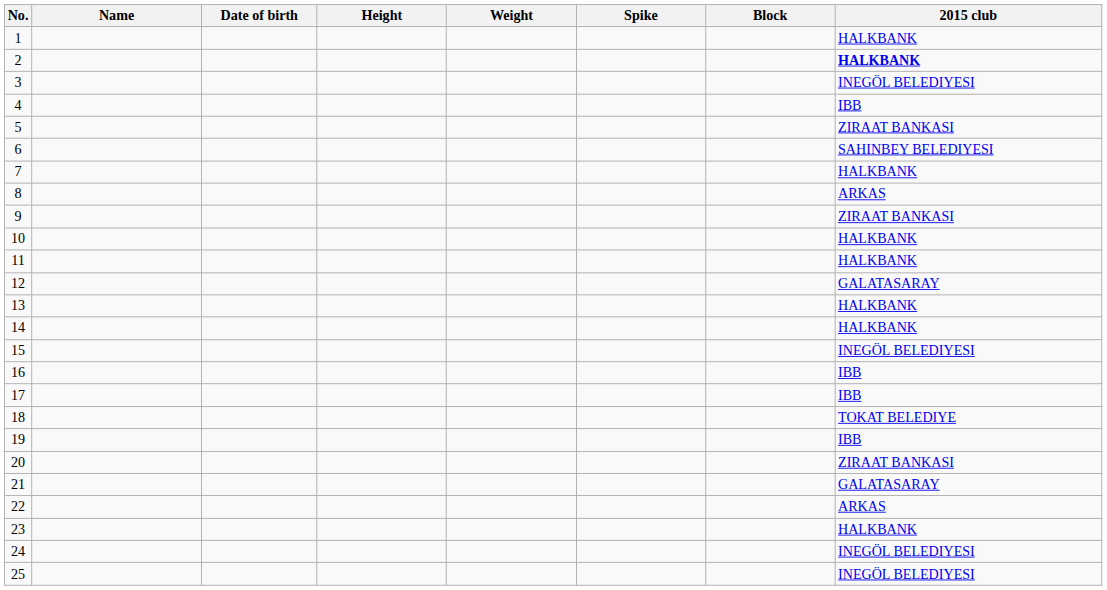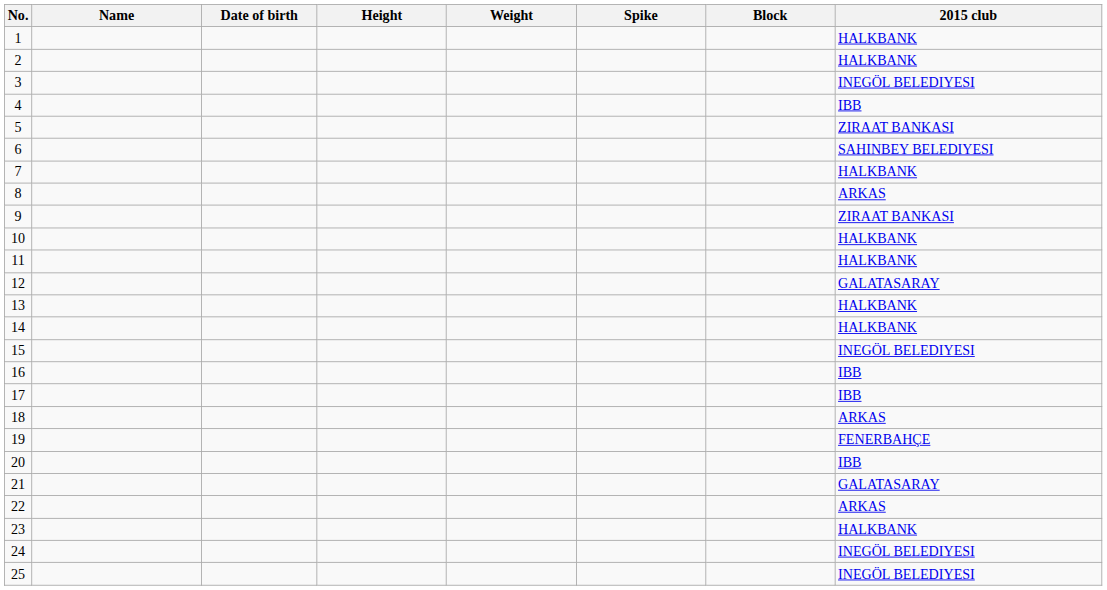(879, 60) bold -> (878, 60) normal
(897, 417) TOKAT BELEDIYE -> (862, 417) ARKAS
(850, 439) IBB -> (884, 439) FENERBAHÇE
(896, 462) ZIRAAT BANKASI -> (850, 462) IBB
